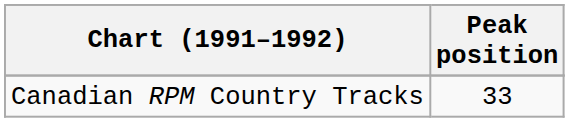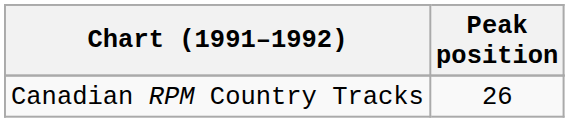(497, 97) 33 -> (497, 97) 26
